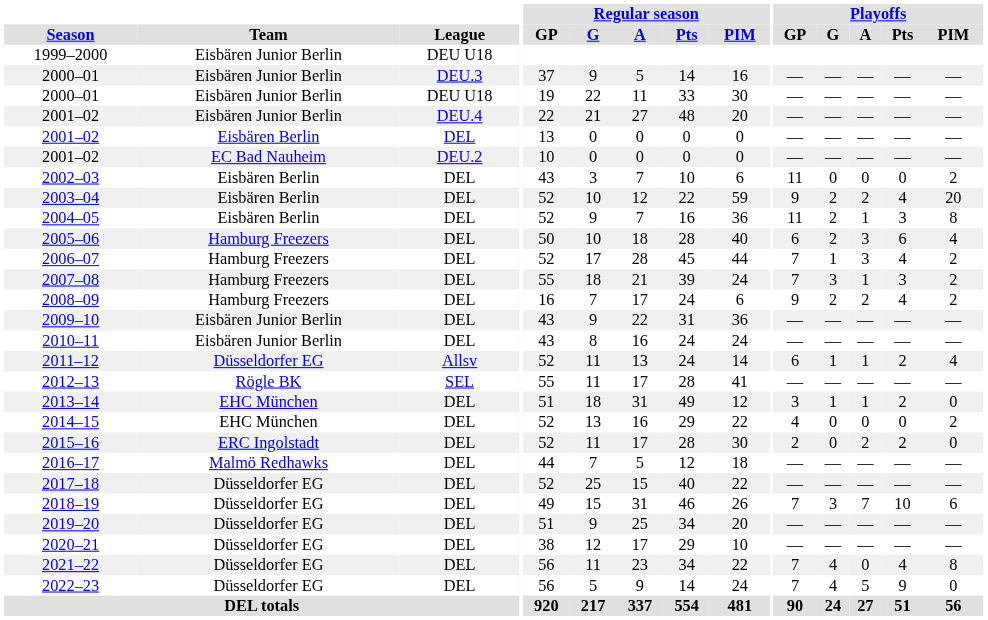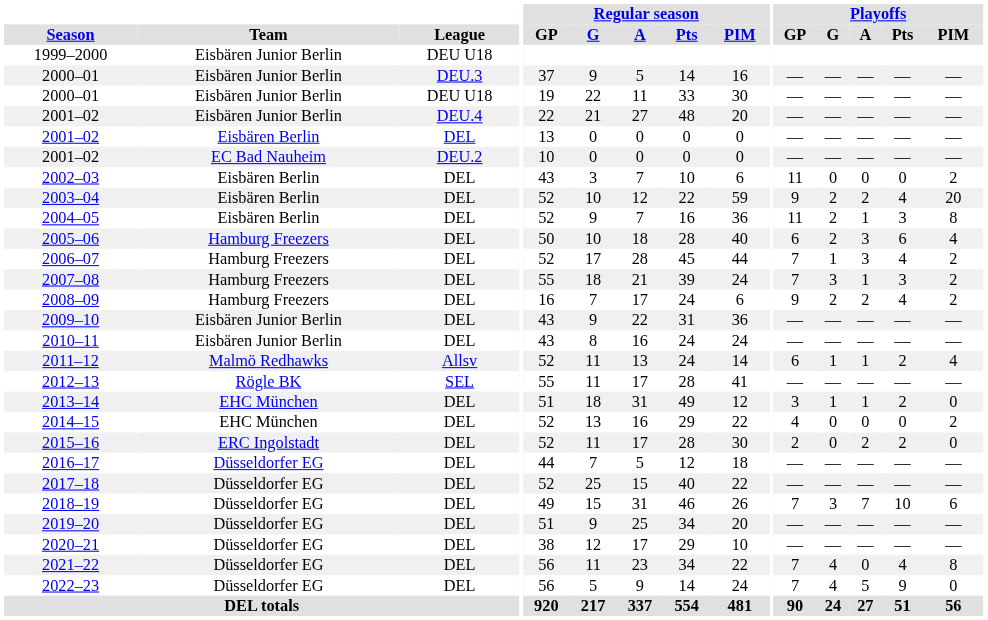(268, 360) Düsseldorfer EG -> (268, 360) Malmö Redhawks
(268, 462) Malmö Redhawks -> (268, 462) Düsseldorfer EG
